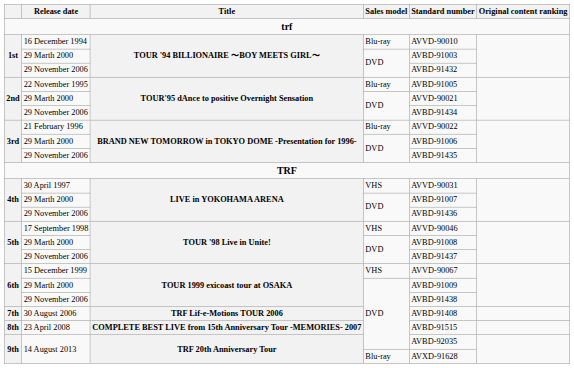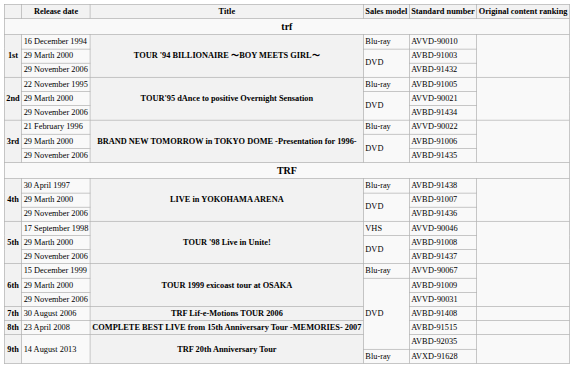(374, 185) VHS -> (378, 185) Blu-ray
(434, 185) AVVD-90031 -> (434, 185) AVBD-91438
(374, 271) VHS -> (378, 271) Blu-ray
(434, 299) AVBD-91438 -> (434, 299) AVVD-90031
